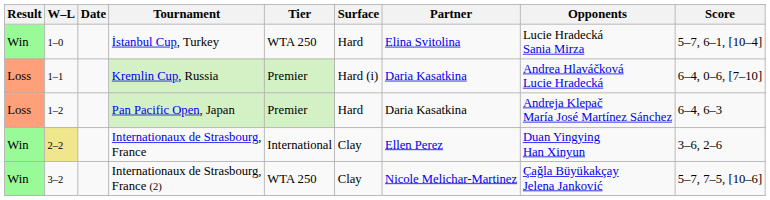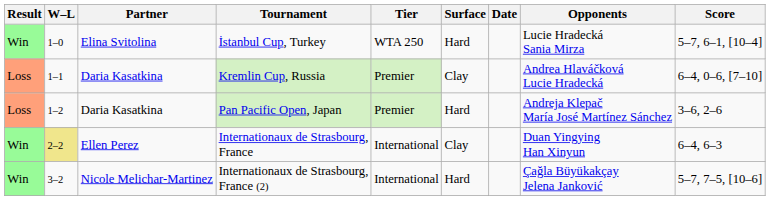columns swapped: (93, 14) <-> (451, 14)
(358, 75) Hard (i) -> (456, 75) Clay
(700, 110) 6–4, 6–3 -> (700, 110) 3–6, 2–6
(700, 144) 3–6, 2–6 -> (700, 144) 6–4, 6–3
(292, 178) WTA 250 -> (406, 178) International
(350, 178) Clay -> (457, 178) Hard
